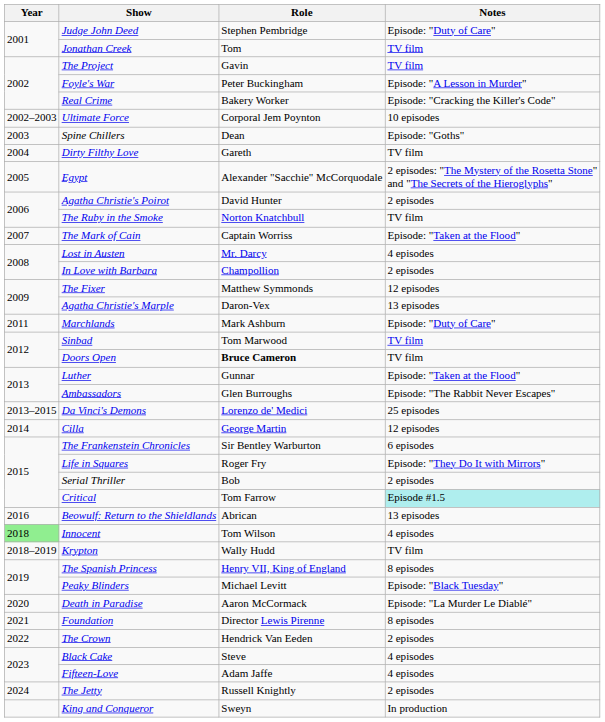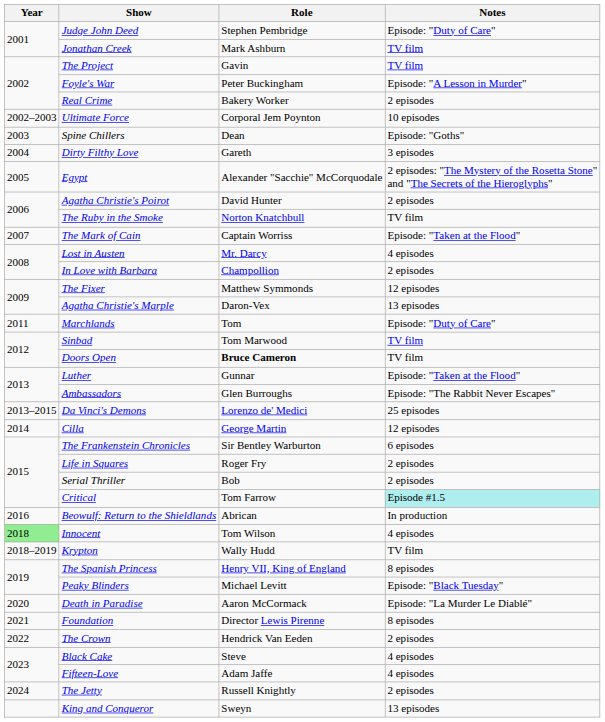(231, 48) Tom -> (253, 48) Mark Ashburn
(471, 100) Episode: "Cracking the Killer's Code" -> (411, 100) 2 episodes
(405, 153) TV film -> (411, 153) 3 episodes
(253, 323) Mark Ashburn -> (231, 323) Tom
(466, 463) Episode: "They Do It with Mirrors" -> (411, 463) 2 episodes
(413, 515) 13 episodes -> (417, 515) In production
(417, 708) In production -> (413, 708) 13 episodes
